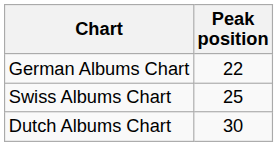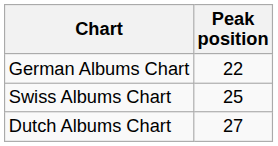(233, 126) 30 -> (233, 126) 27
